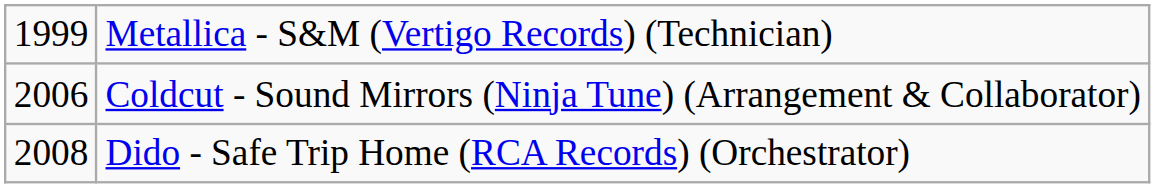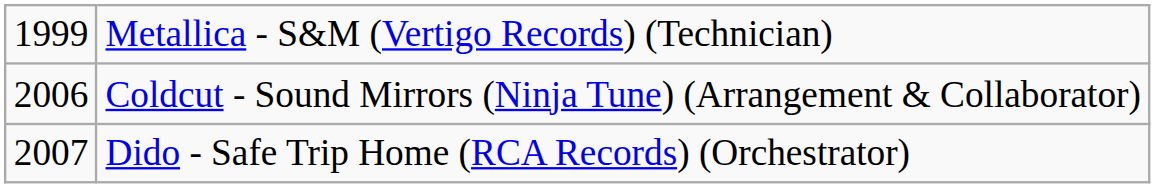(51, 152) 2008 -> (51, 152) 2007
